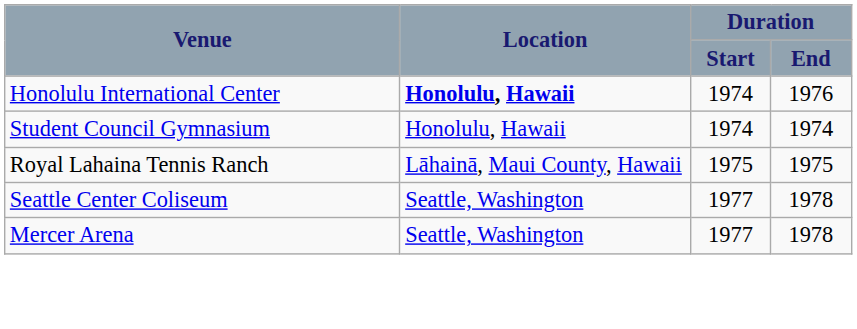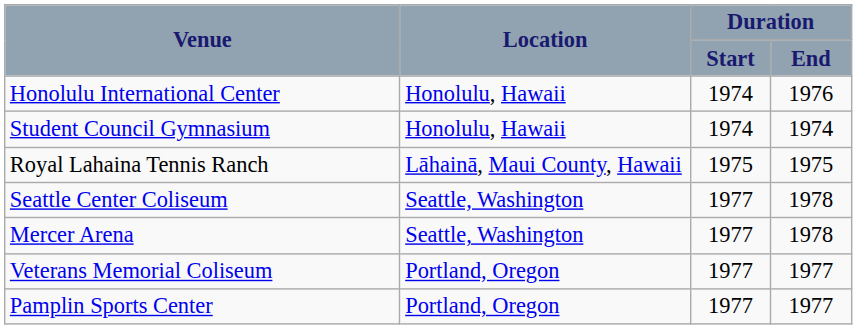(490, 93) bold -> (485, 93) normal
+ row: (141, 270)
+ row: (111, 306)
